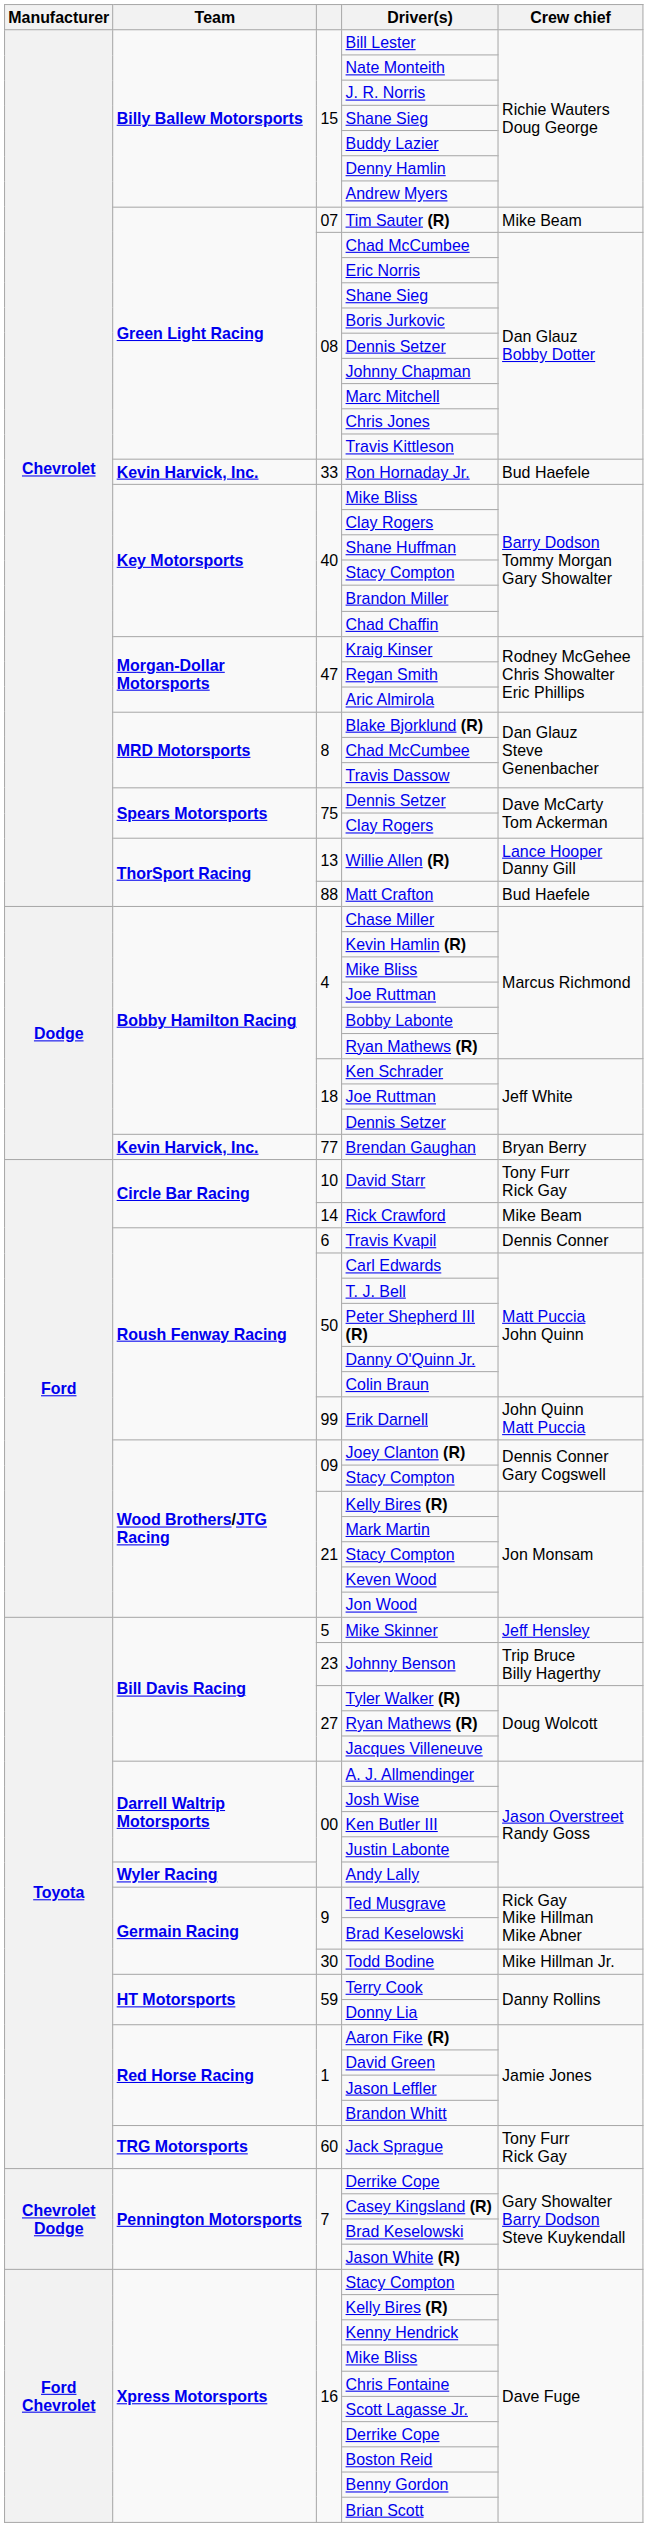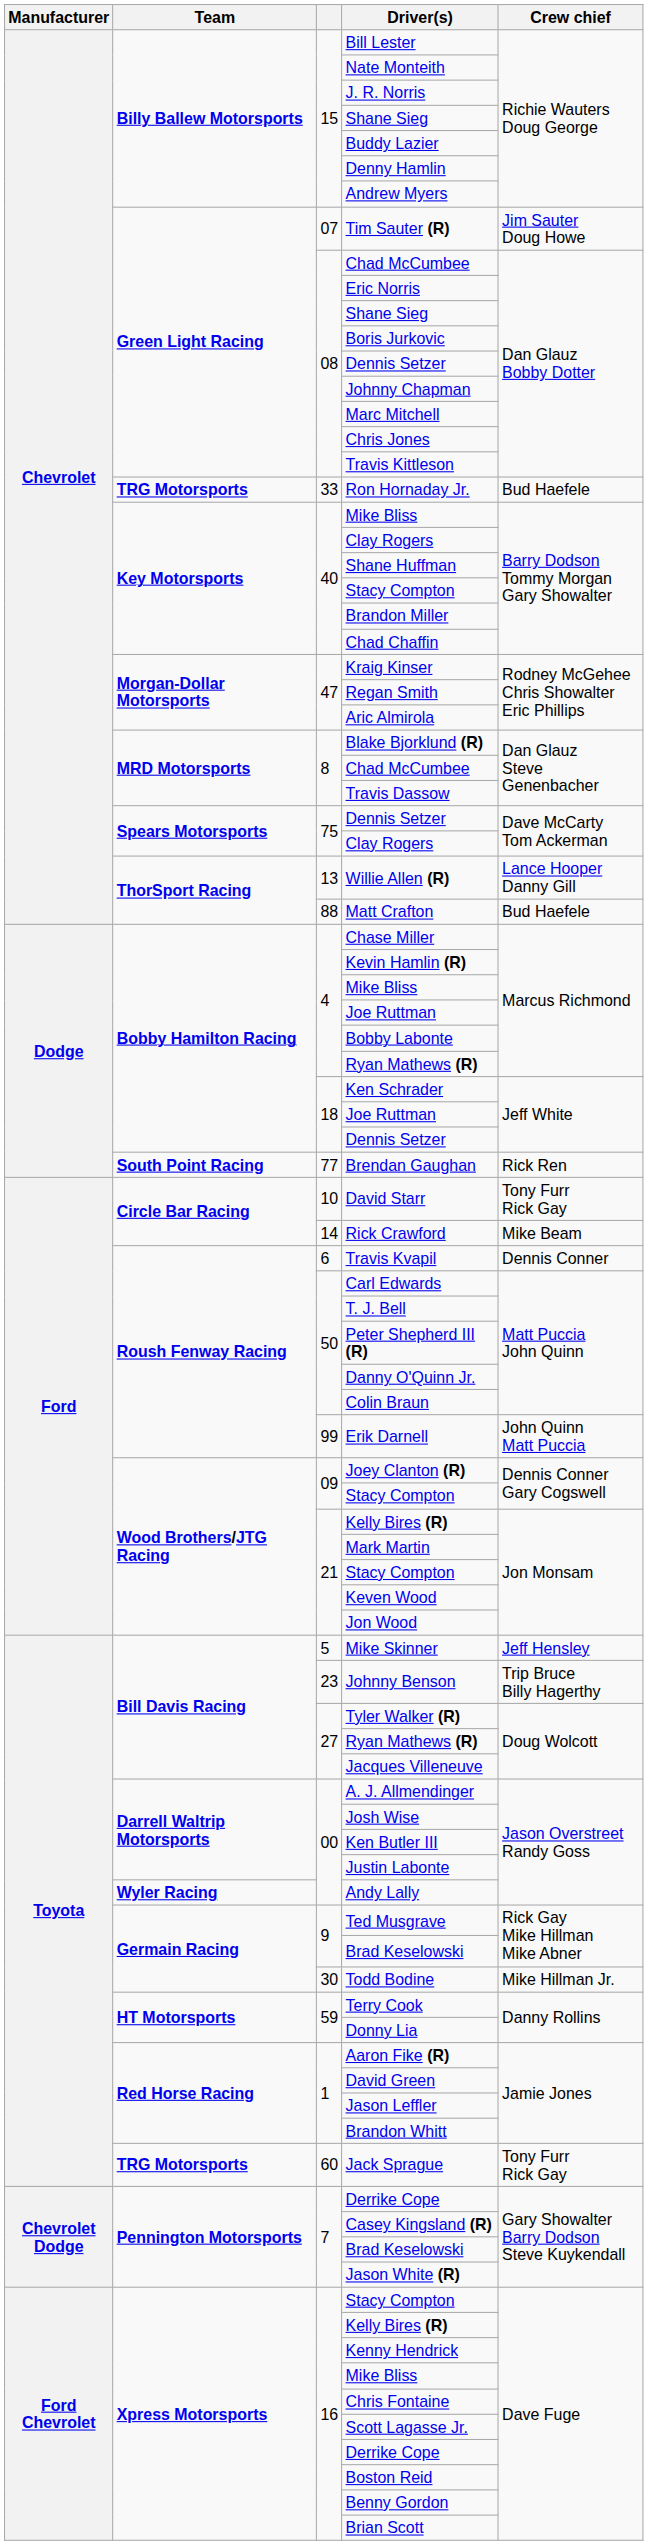(542, 219) Mike Beam -> (544, 228) Jim Sauter Doug Howe
(188, 472) Kevin Harvick, Inc. -> (182, 490) TRG Motorsports
(188, 1147) Kevin Harvick, Inc. -> (190, 1165) South Point Racing
(544, 1147) Bryan Berry -> (534, 1165) Rick Ren
